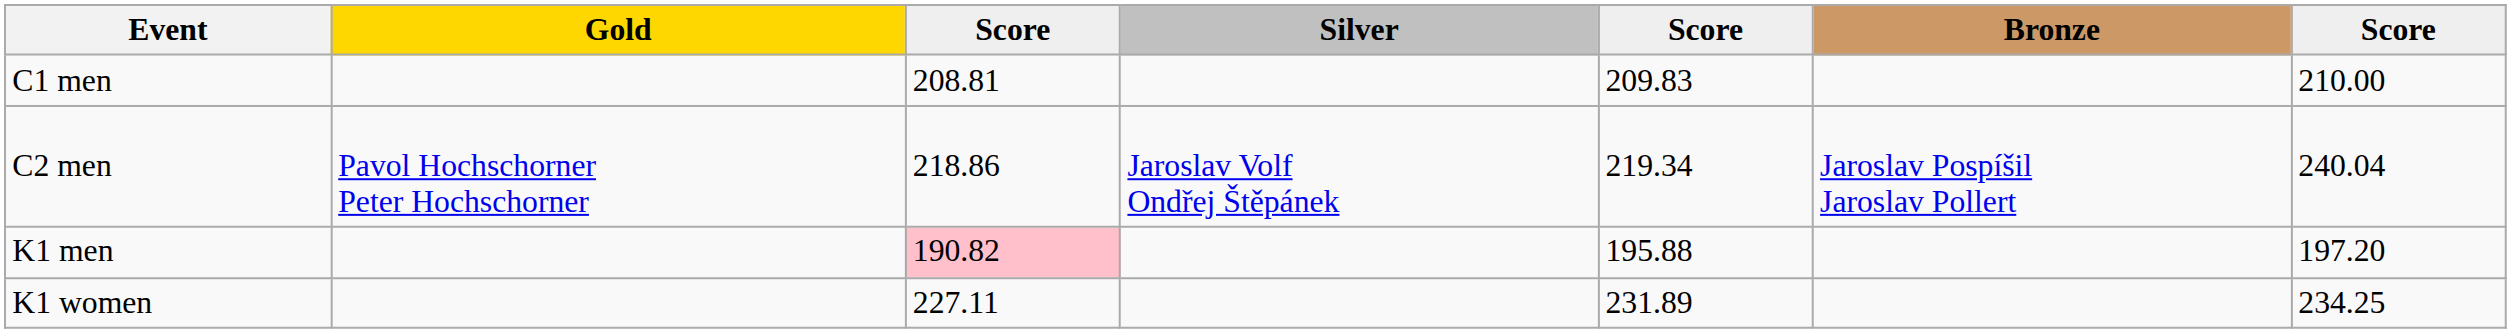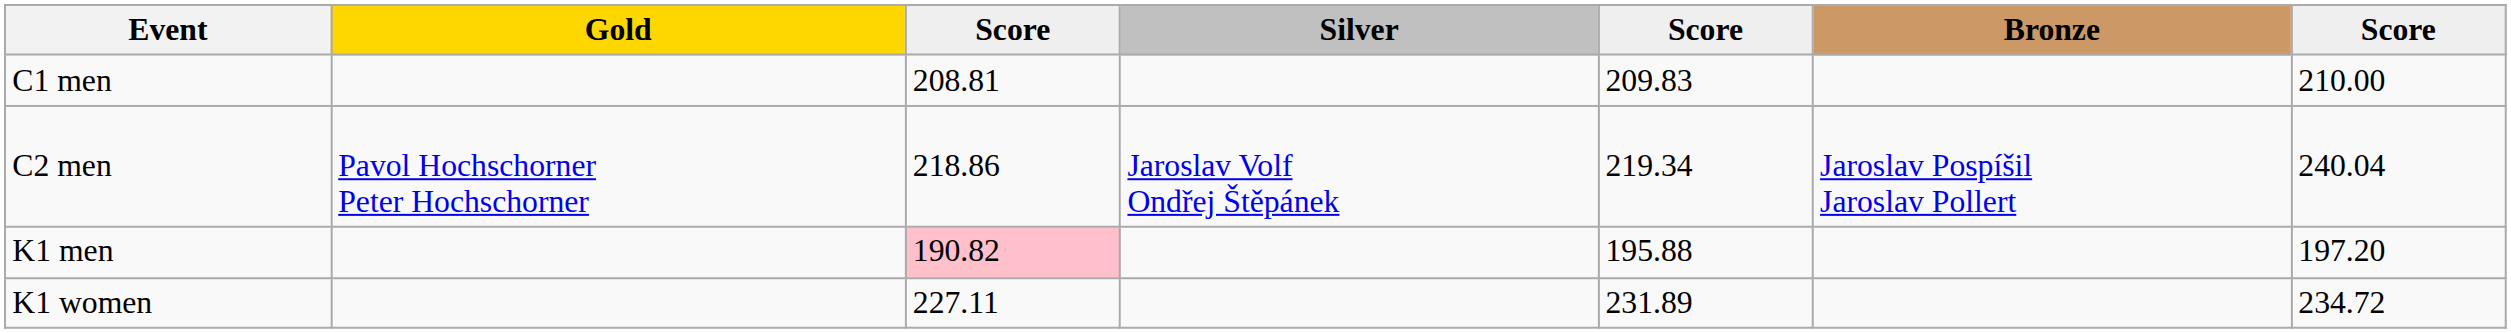(2342, 301) 234.25 -> (2342, 301) 234.72
